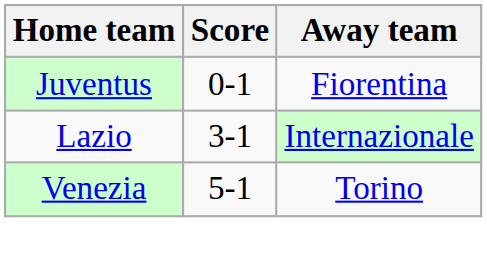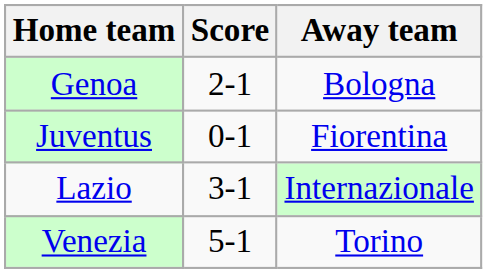+ row: (94, 83)
